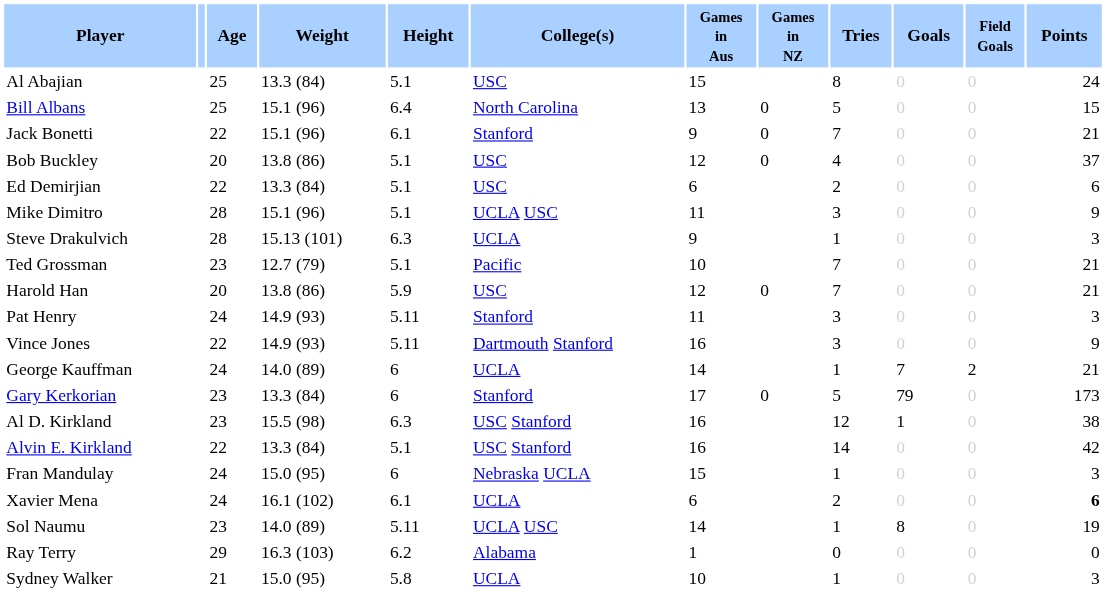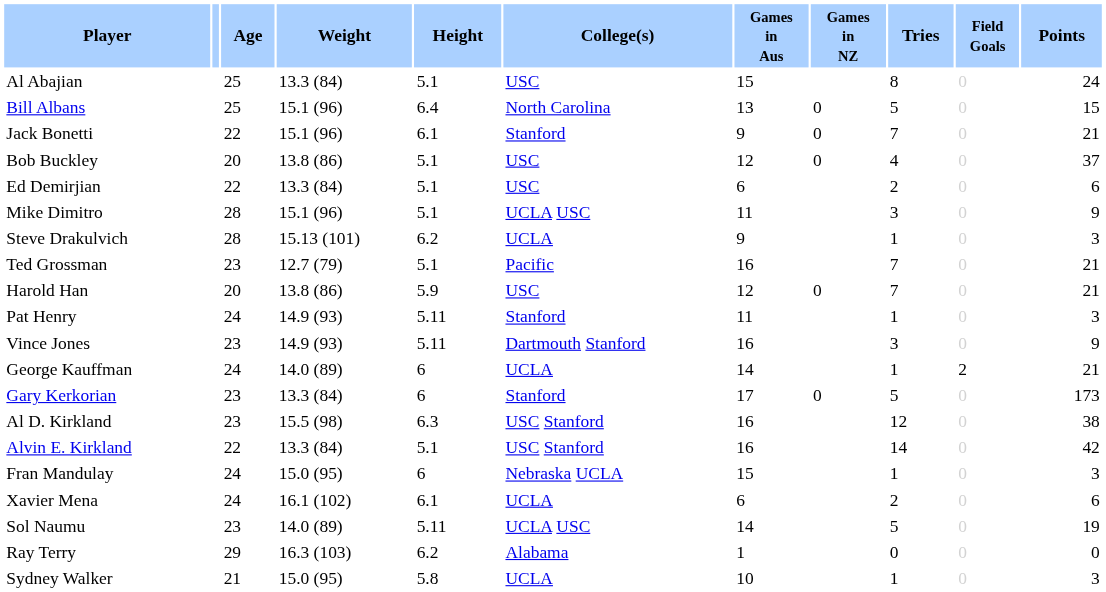- column: (929, 35)
(401, 238) 6.3 -> (428, 238) 6.2
(697, 264) 10 -> (745, 264) 16
(837, 316) 3 -> (894, 316) 1
(218, 343) 22 -> (232, 343) 23
(1095, 500) bold -> (1095, 500) normal
(837, 526) 1 -> (894, 526) 5
